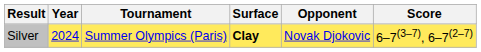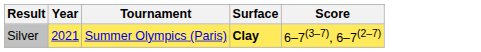- column: (327, 14)
(65, 35) 2024 -> (65, 35) 2021
